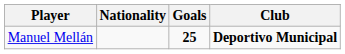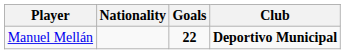(189, 37) 25 -> (189, 37) 22
